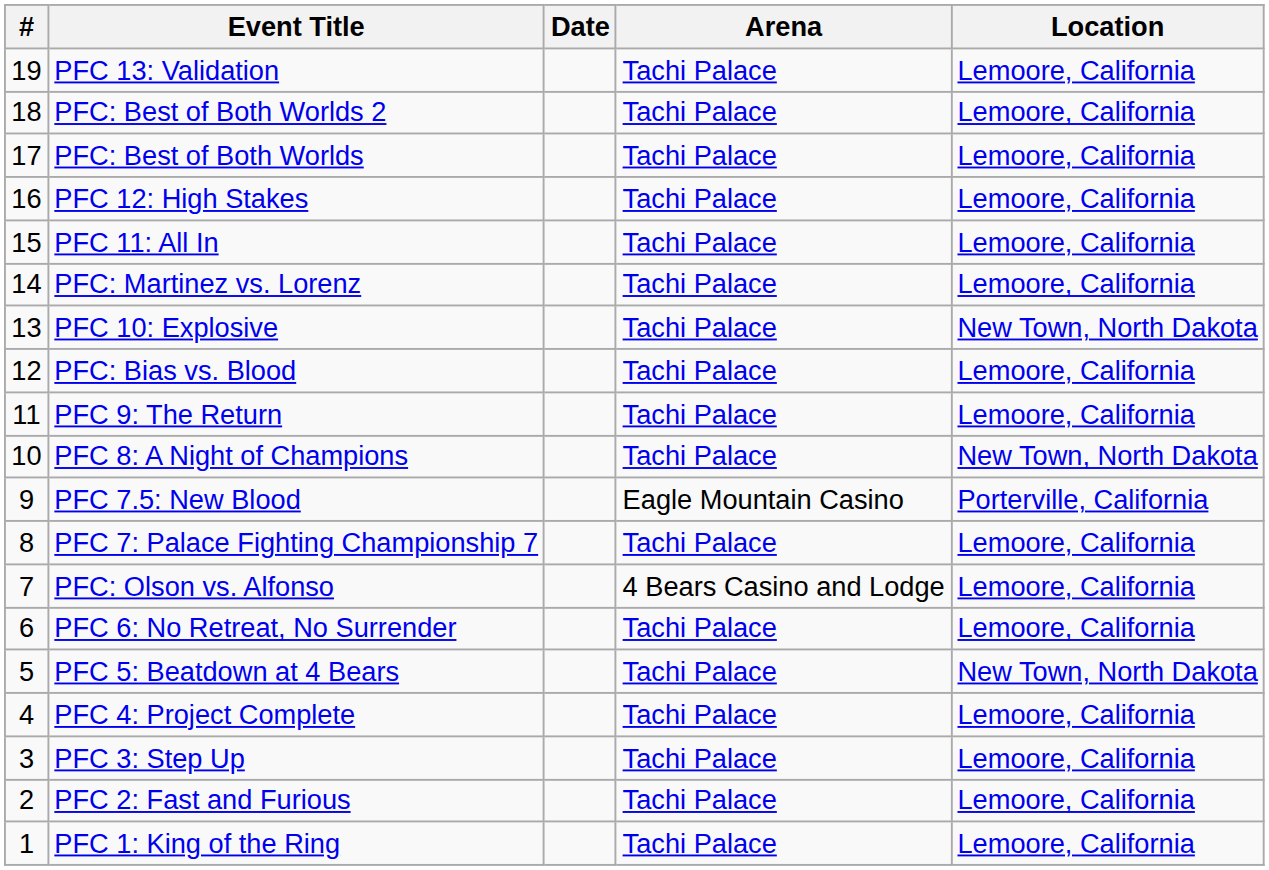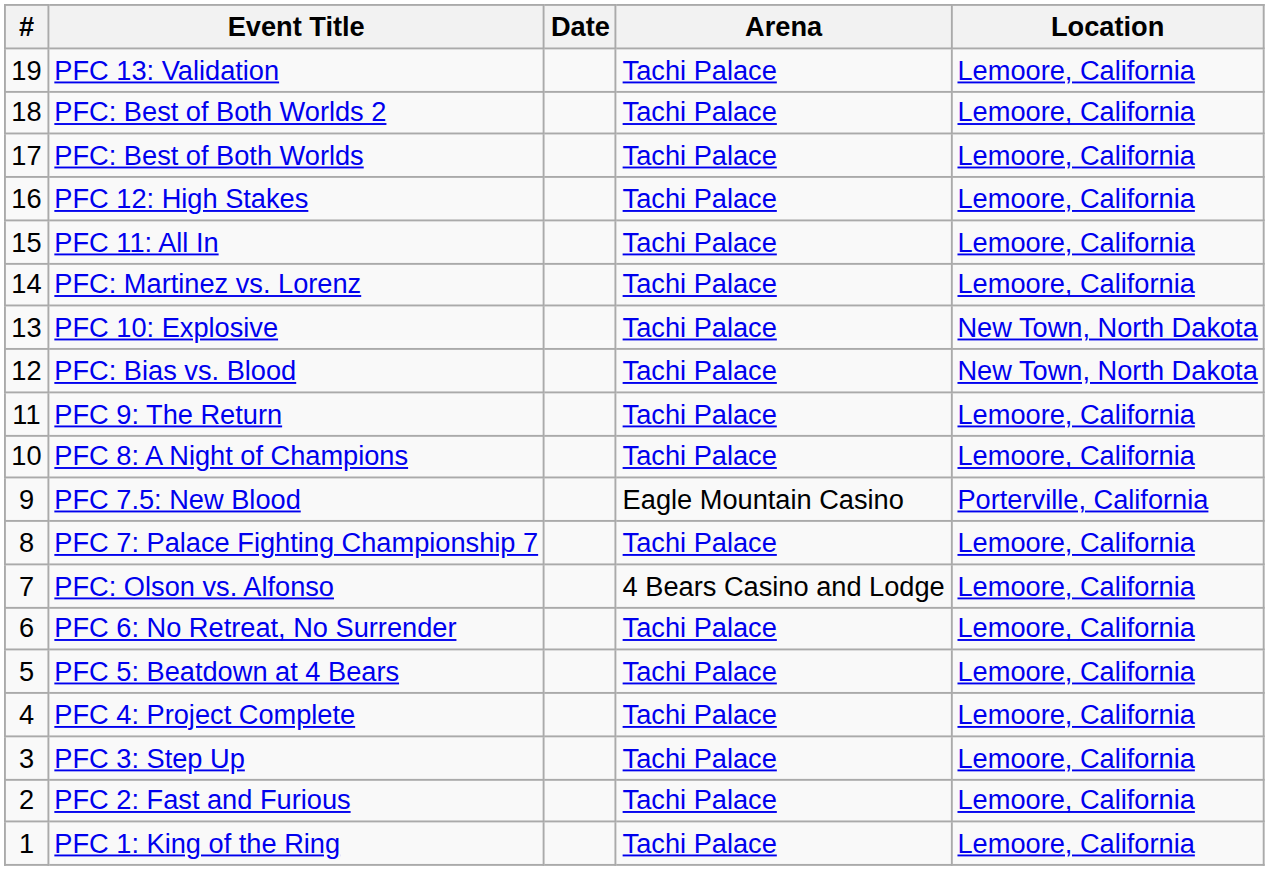(1076, 371) Lemoore, California -> (1108, 371) New Town, North Dakota
(1108, 457) New Town, North Dakota -> (1076, 457) Lemoore, California
(1108, 672) New Town, North Dakota -> (1076, 672) Lemoore, California
